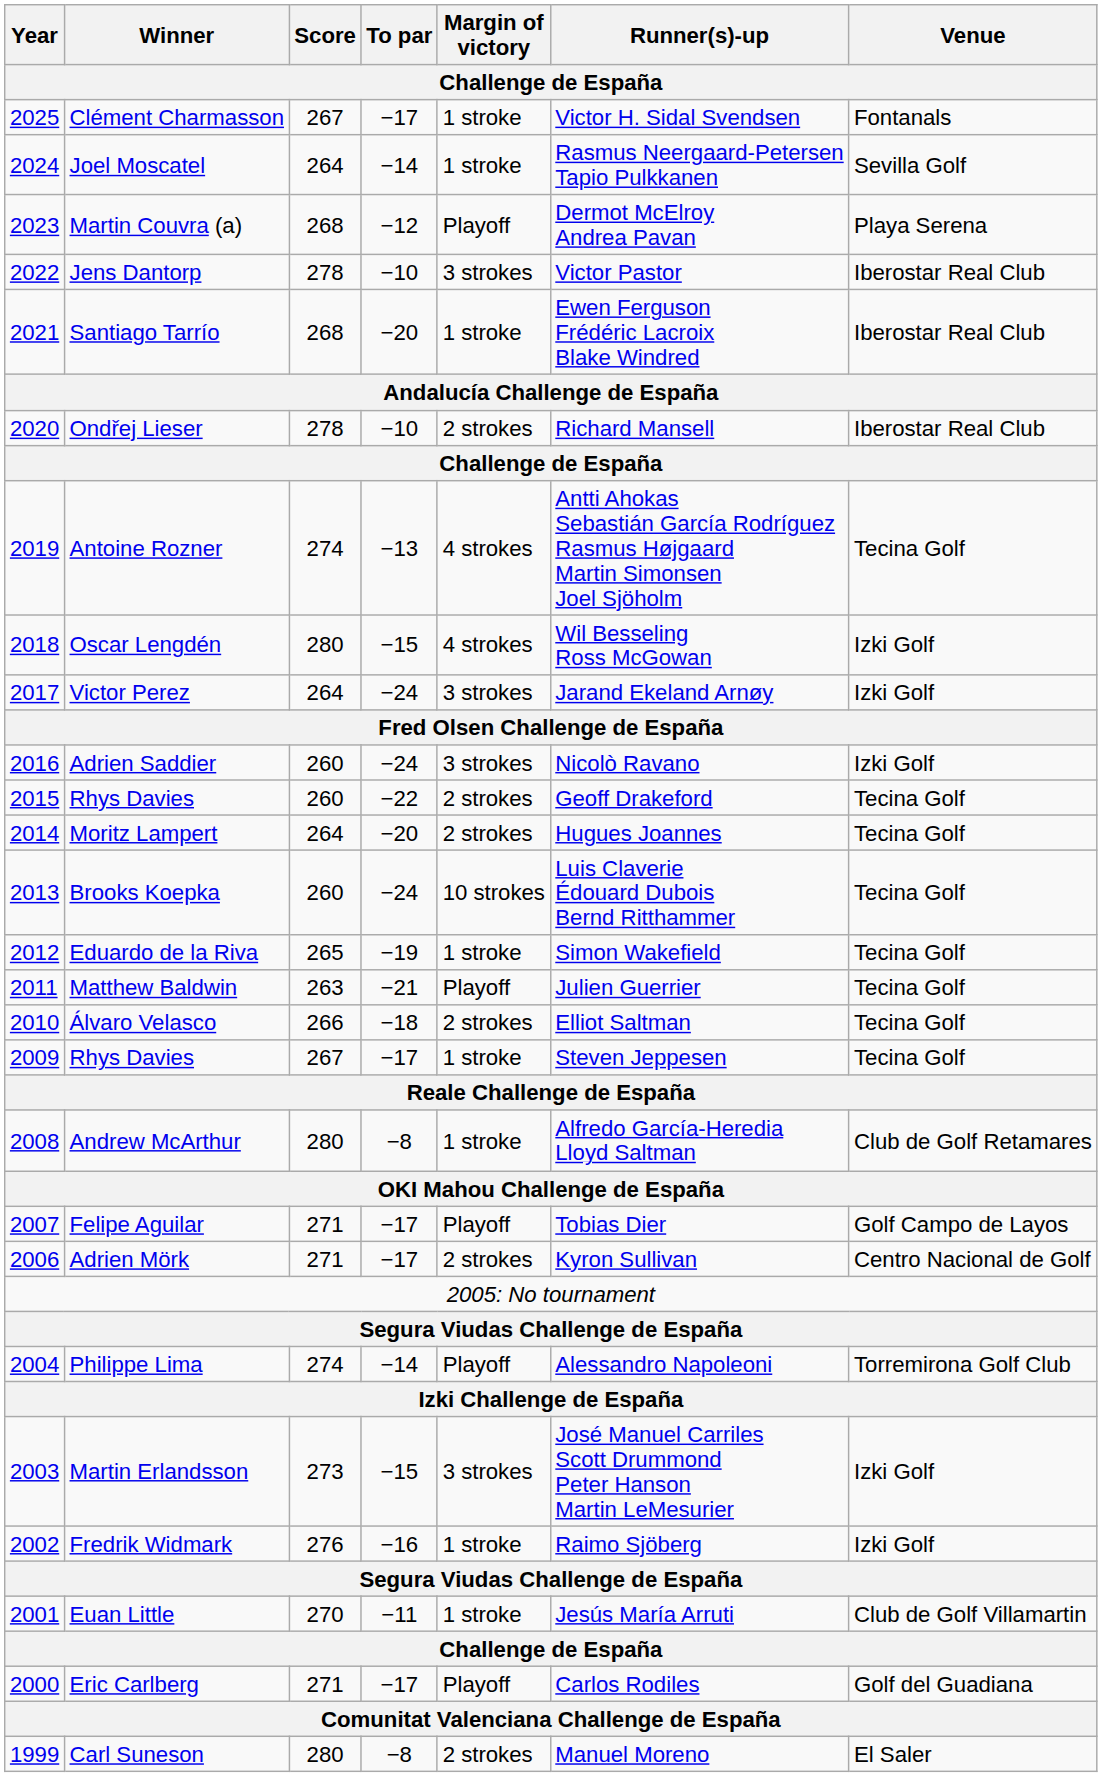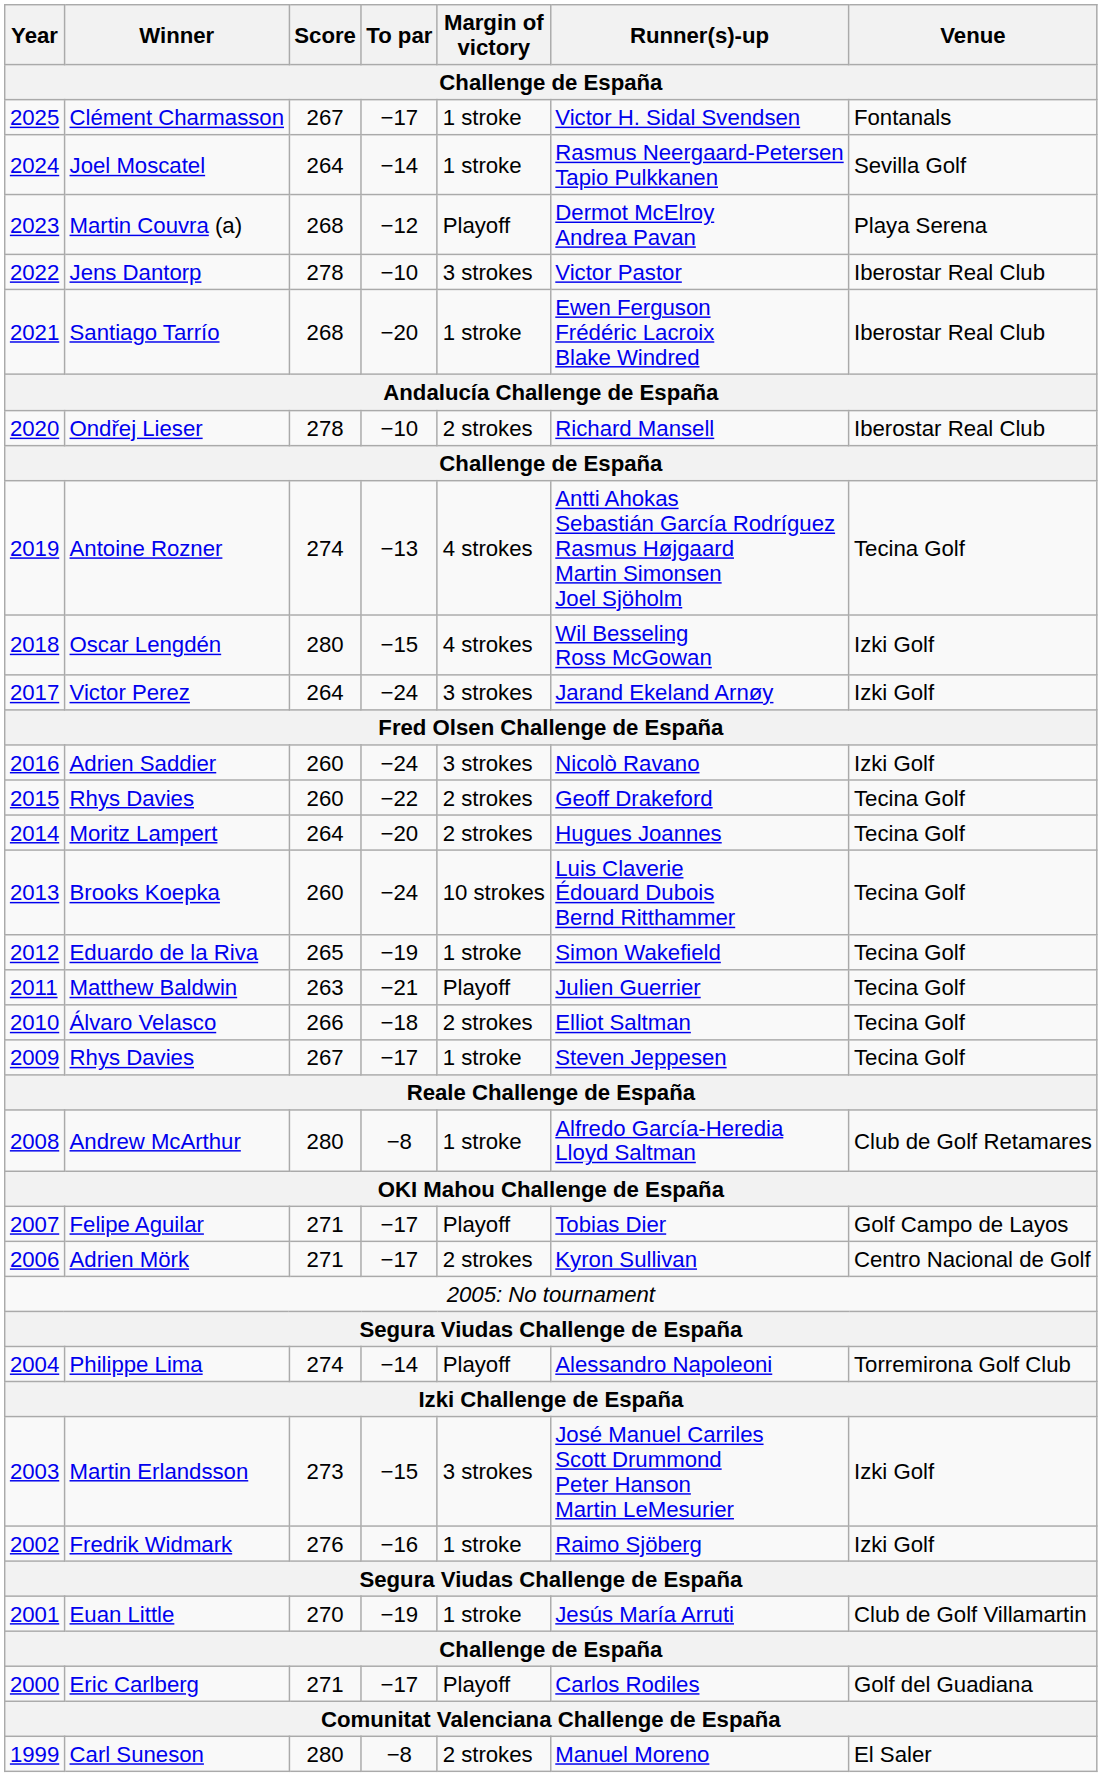(399, 1614) −11 -> (399, 1614) −19
